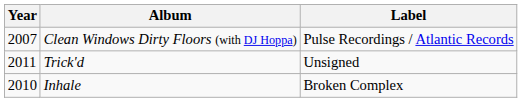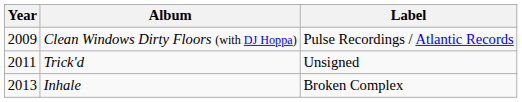(22, 39) 2007 -> (22, 39) 2009
(22, 85) 2010 -> (22, 85) 2013
